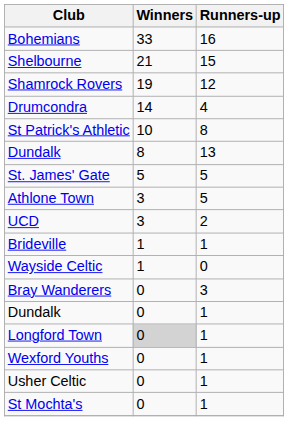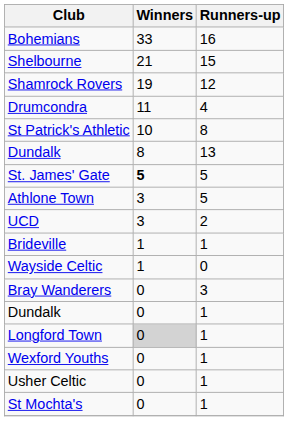(144, 107) 14 -> (144, 107) 11
(140, 175) normal -> (140, 175) bold
